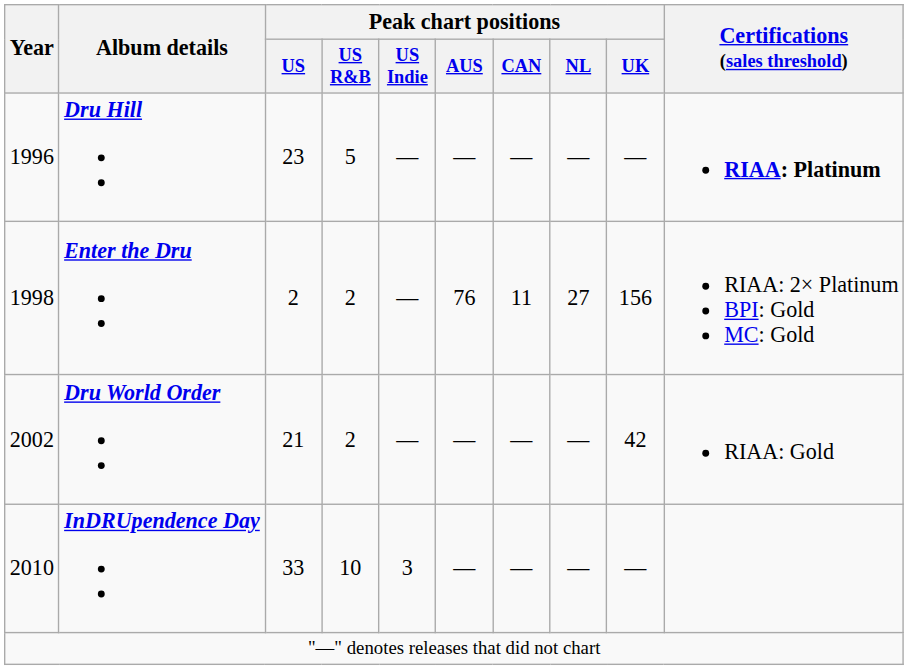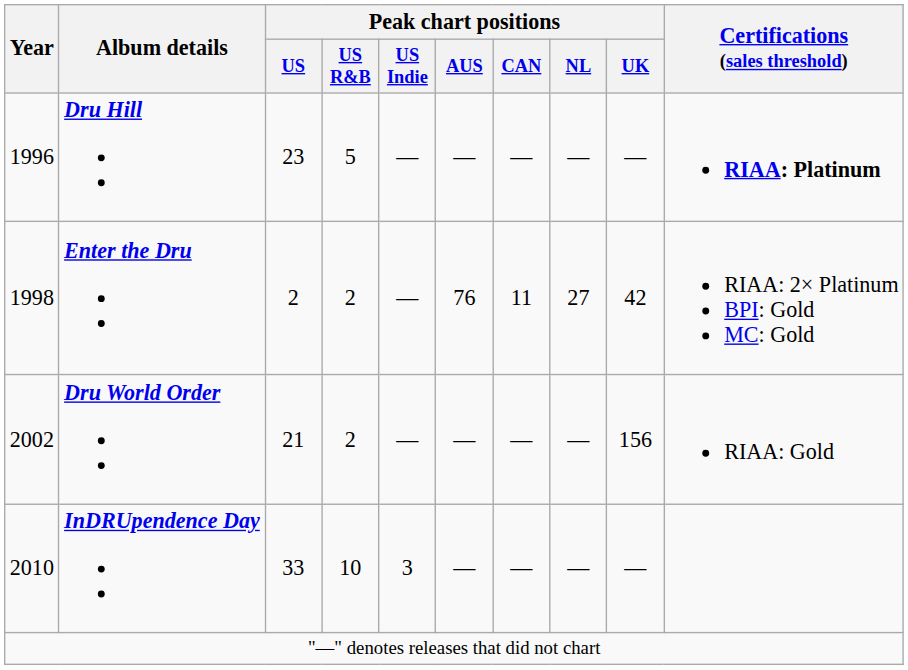(635, 298) 156 -> (635, 298) 42
(635, 439) 42 -> (635, 439) 156
